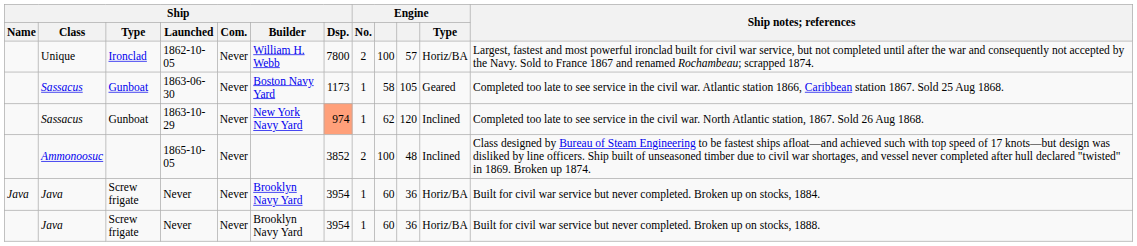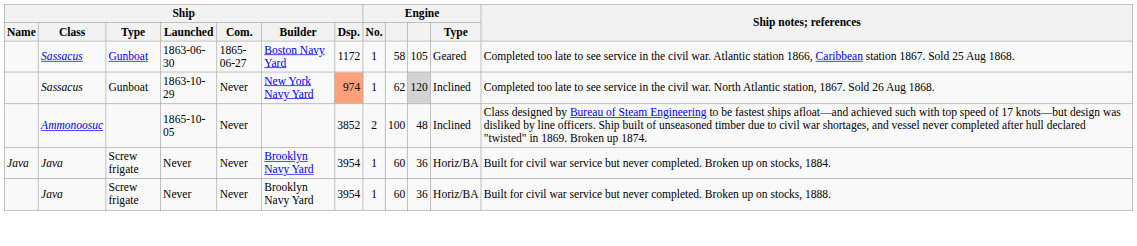- row: (21, 57)
(234, 87) Never -> (233, 56) 1865-06-27
(338, 87) 1173 -> (349, 56) 1172
(408, 119) no background -> (419, 87) lightgrey background
